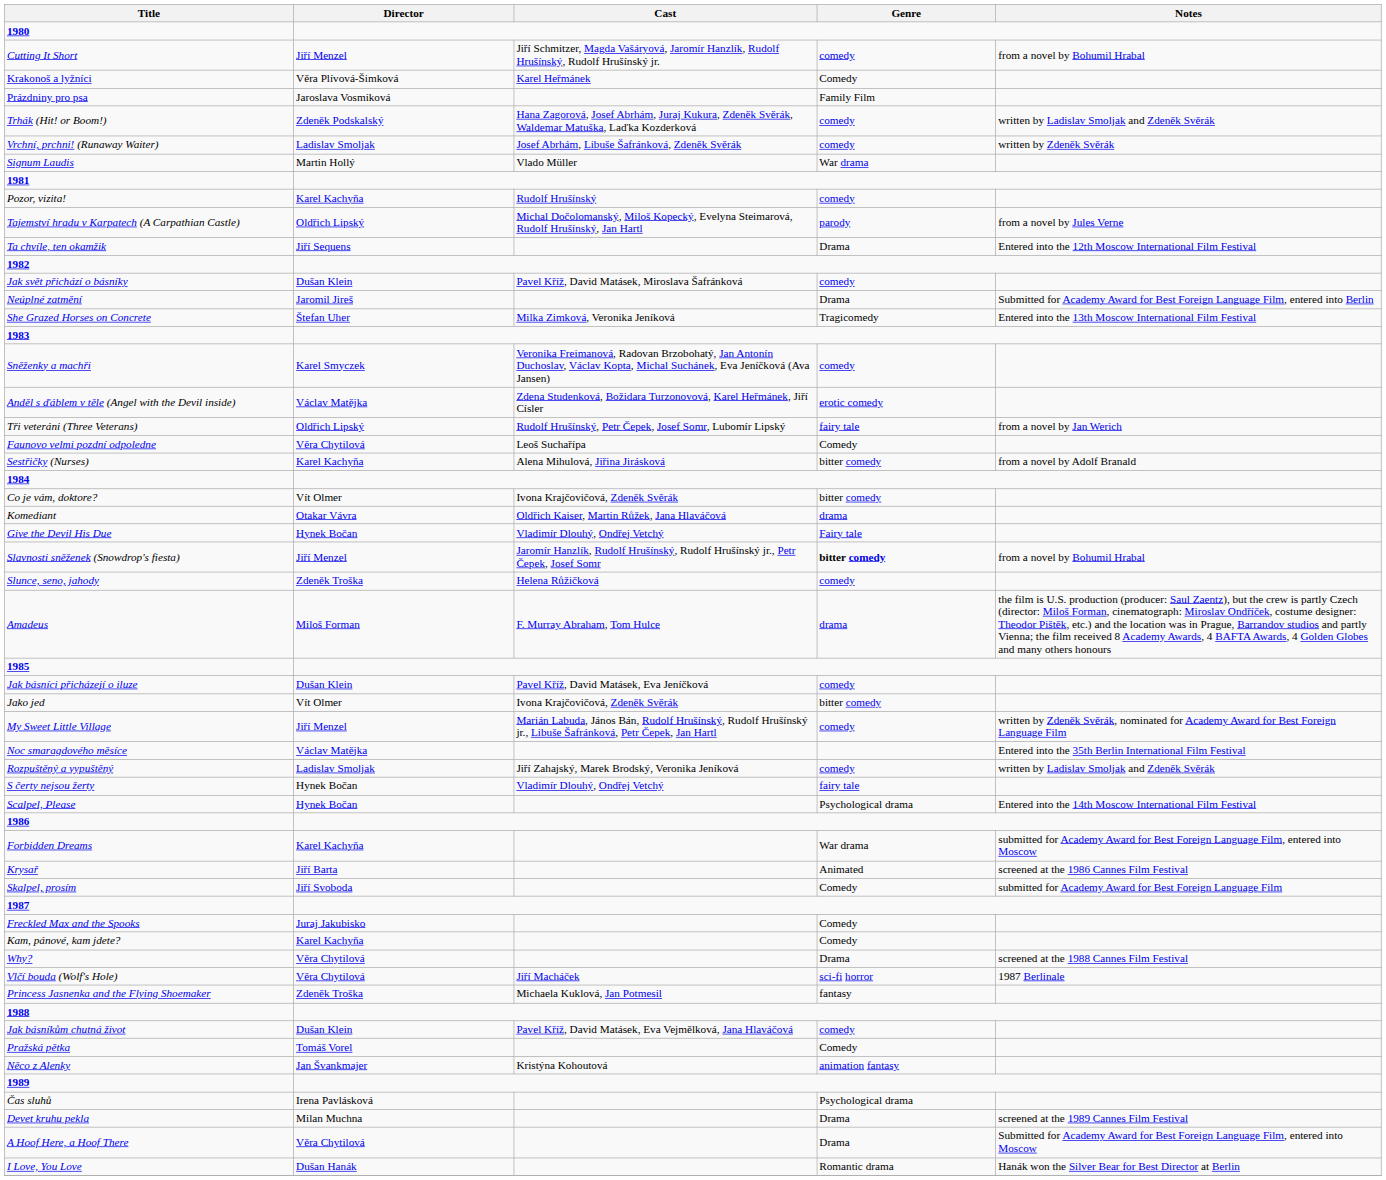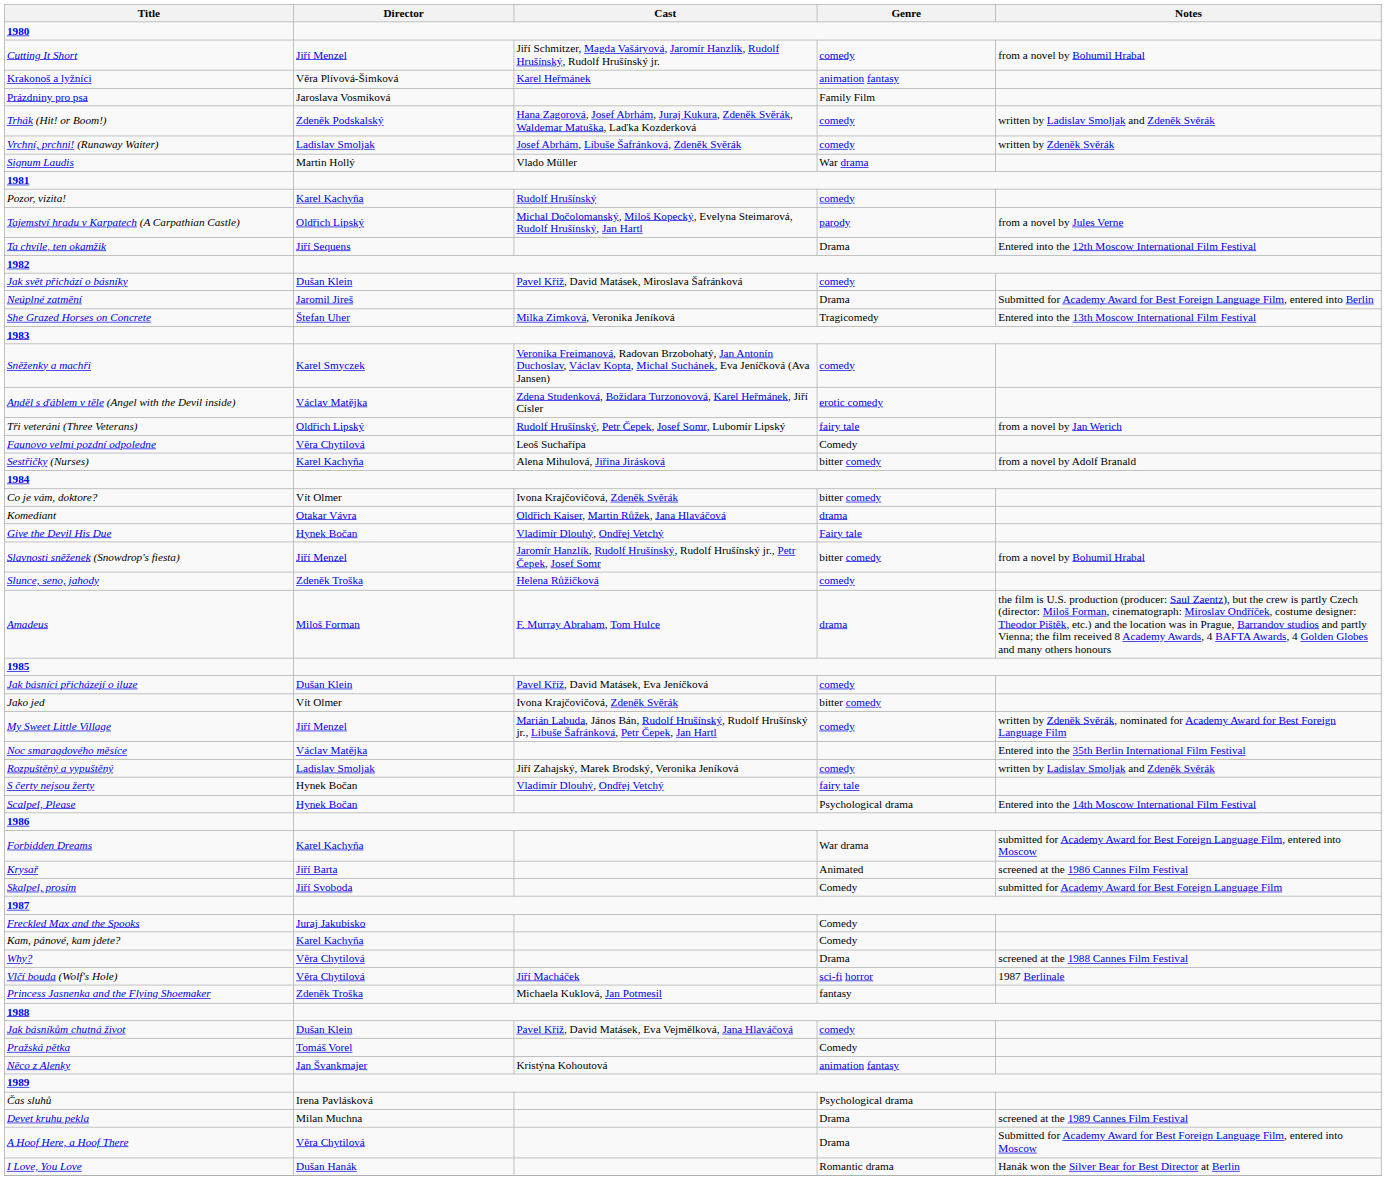(838, 79) Comedy -> (859, 79) animation fantasy
(852, 557) bold -> (850, 557) normal
